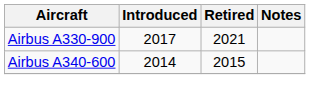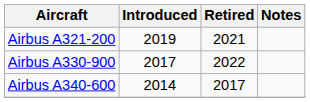+ row: (62, 39)
(229, 39) 2021 -> (229, 62) 2022
(229, 62) 2015 -> (229, 85) 2017
